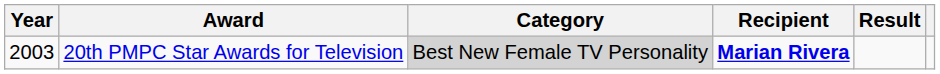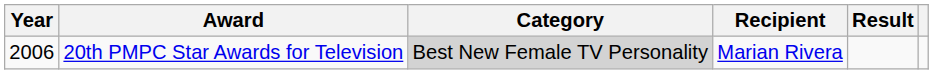(32, 52) 2003 -> (32, 52) 2006
(783, 52) bold -> (780, 52) normal
